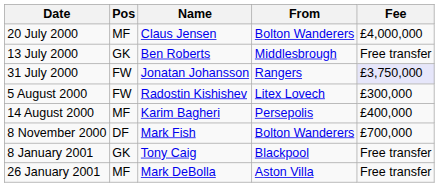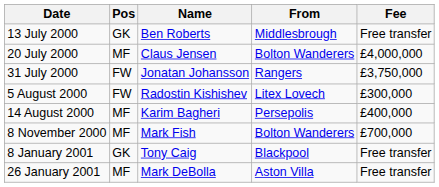rows swapped: (43, 53) <-> (43, 34)
(391, 73) lavender background -> (391, 73) no background
(121, 133) DF -> (121, 133) MF
